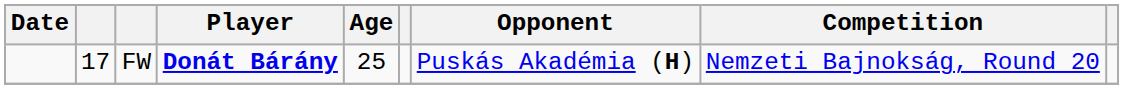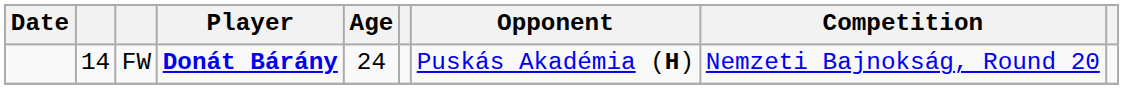(96, 64) 17 -> (96, 64) 14
(371, 64) 25 -> (371, 64) 24
